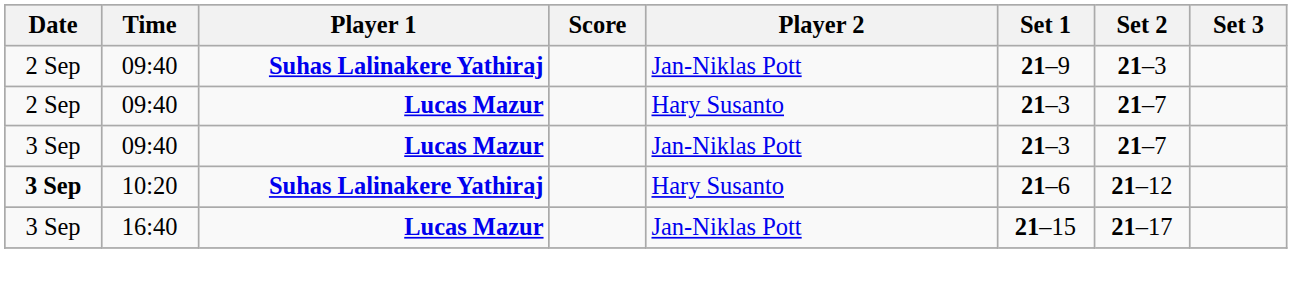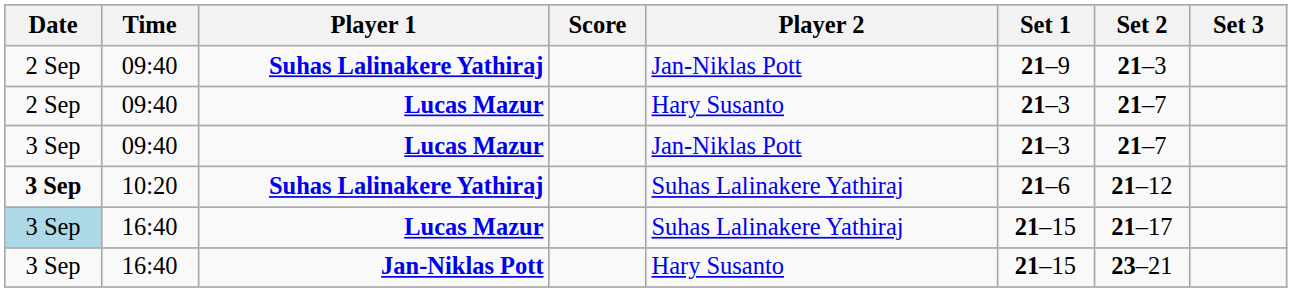(718, 186) Hary Susanto -> (778, 186) Suhas Lalinakere Yathiraj
(53, 226) no background -> (53, 226) lightblue background
(727, 226) Jan-Niklas Pott -> (778, 226) Suhas Lalinakere Yathiraj
+ row: (150, 267)
